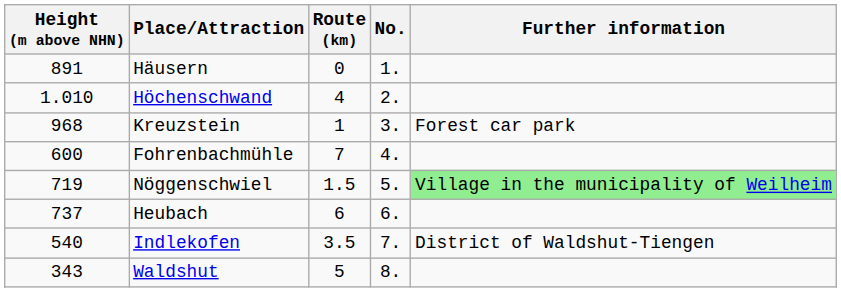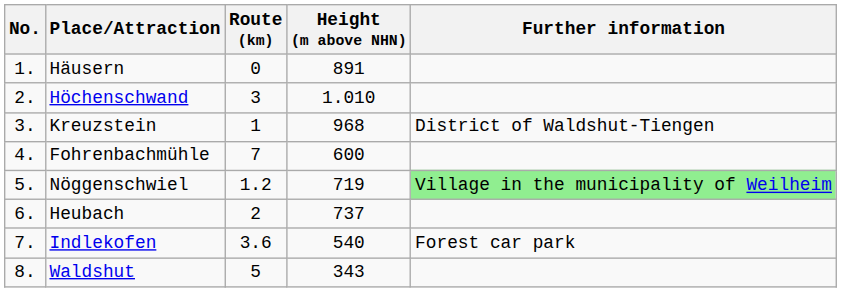columns swapped: (391, 29) <-> (67, 29)
(339, 98) 4 -> (256, 98) 3
(495, 127) Forest car park -> (565, 127) District of Waldshut-Tiengen
(339, 185) 1.5 -> (256, 185) 1.2
(339, 214) 6 -> (256, 214) 2
(339, 243) 3.5 -> (256, 243) 3.6
(565, 243) District of Waldshut-Tiengen -> (495, 243) Forest car park
